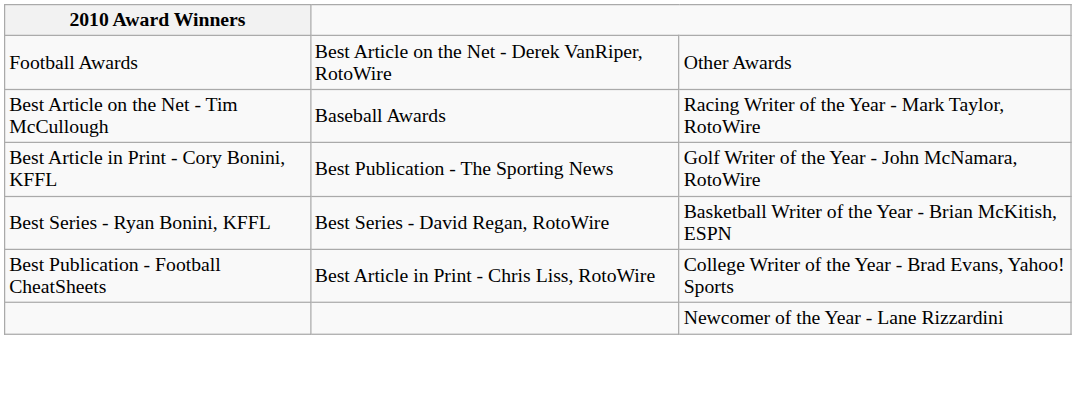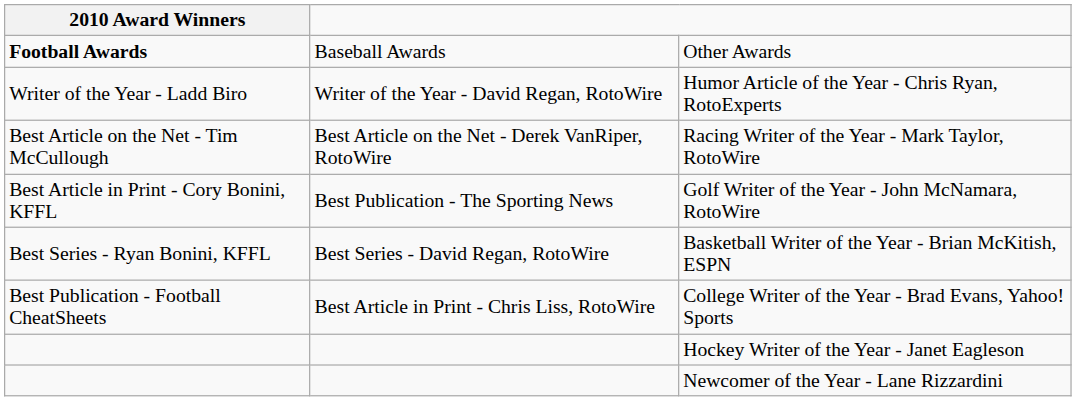(74, 62) normal -> (78, 51) bold
(479, 62) Best Article on the Net - Derek VanRiper, RotoWire -> (380, 51) Baseball Awards
+ row: (840, 93)
(380, 115) Baseball Awards -> (479, 146) Best Article on the Net - Derek VanRiper, RotoWire
+ row: (854, 349)
